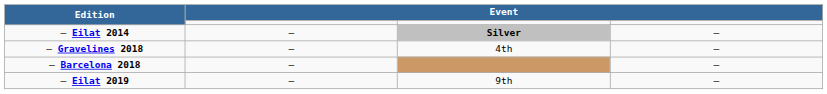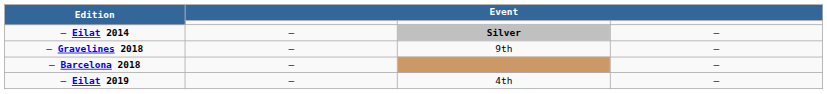(504, 48) 4th -> (504, 48) 9th
(504, 80) 9th -> (504, 80) 4th
